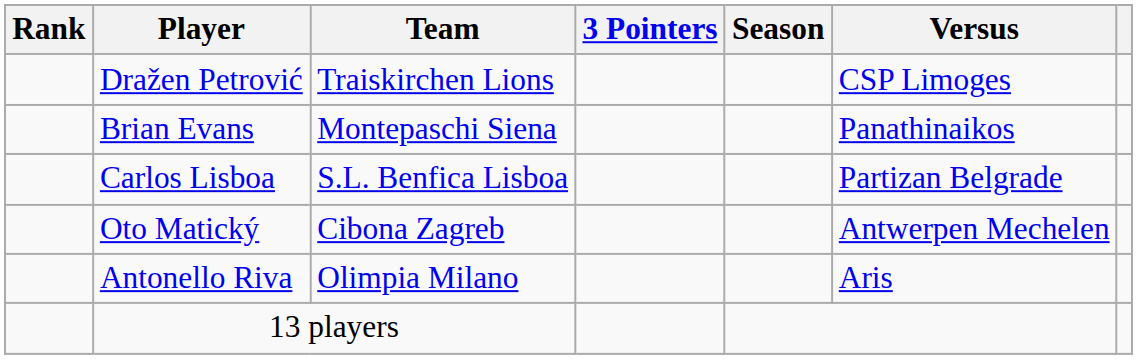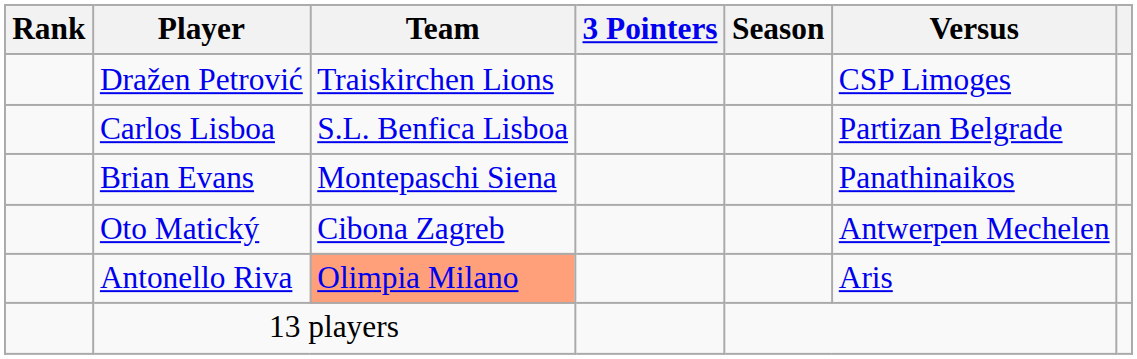rows swapped: (187, 178) <-> (177, 128)
(418, 278) no background -> (418, 278) lightsalmon background
